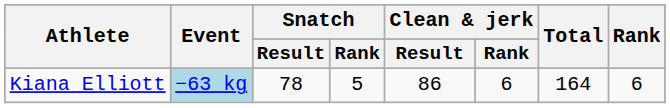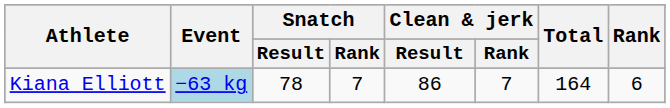(357, 85) 5 -> (357, 85) 7
(507, 85) 6 -> (507, 85) 7
